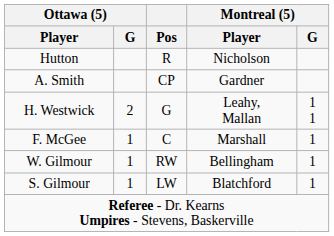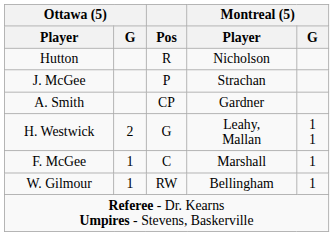+ row: (59, 80)
- row: (59, 183)
